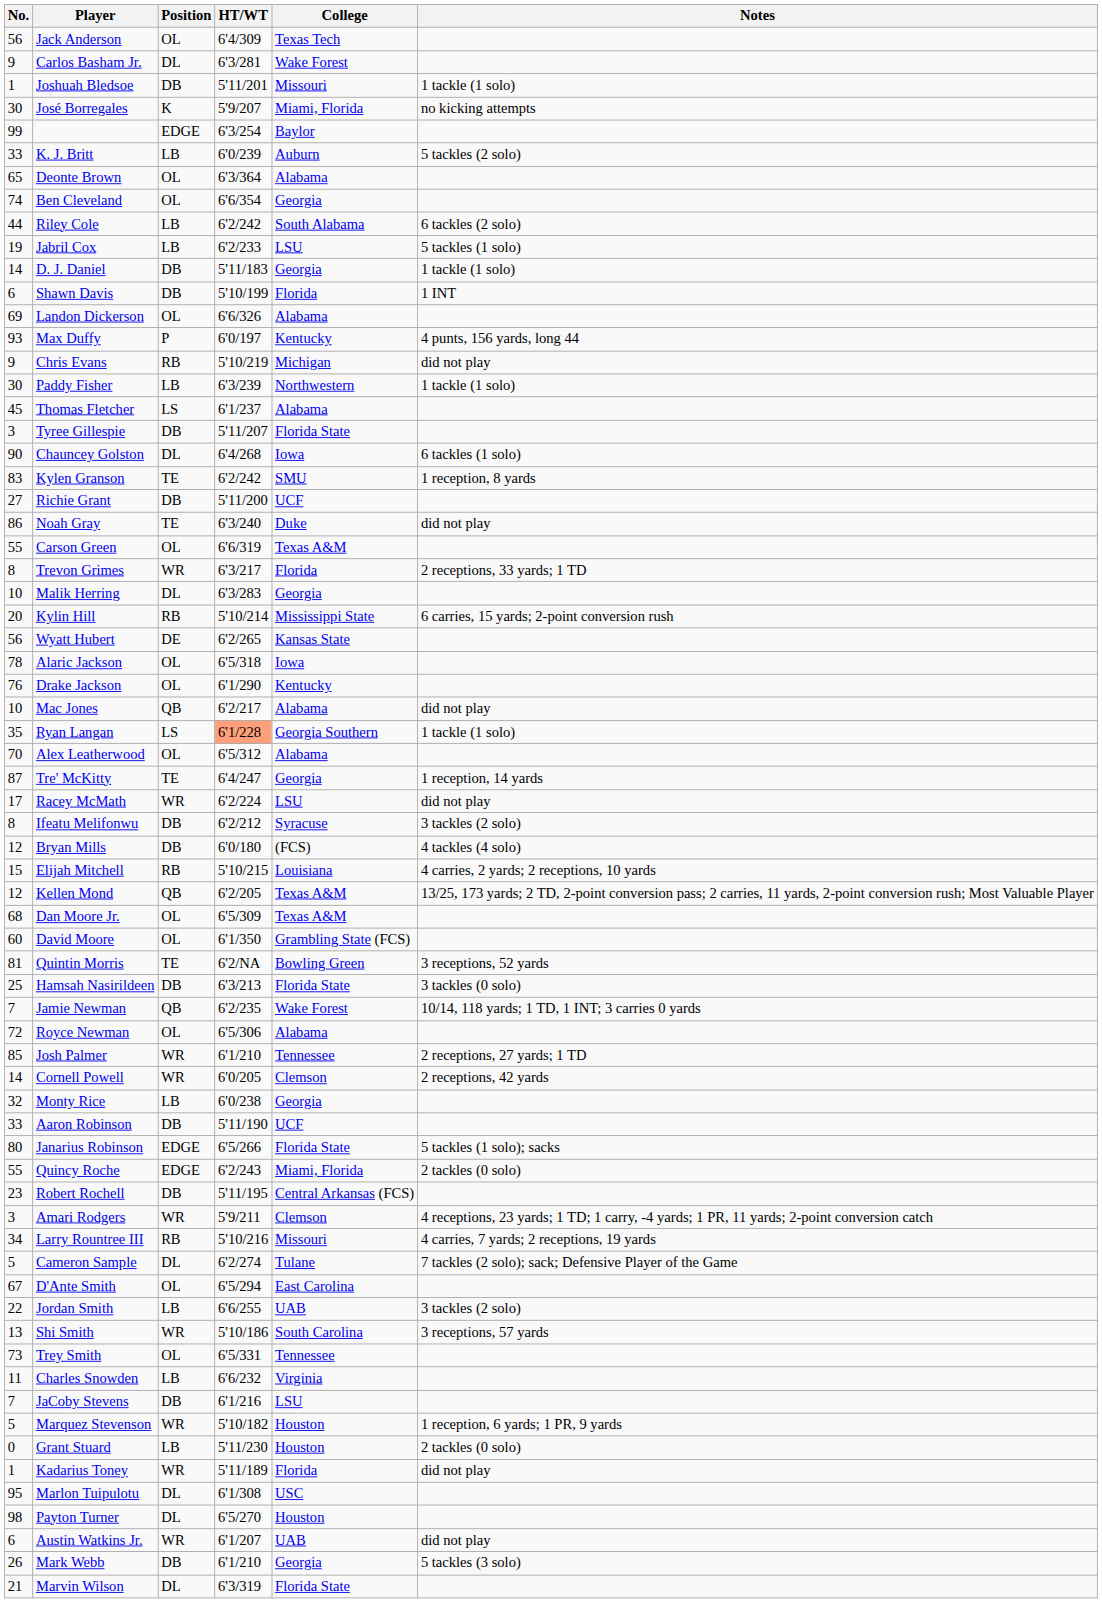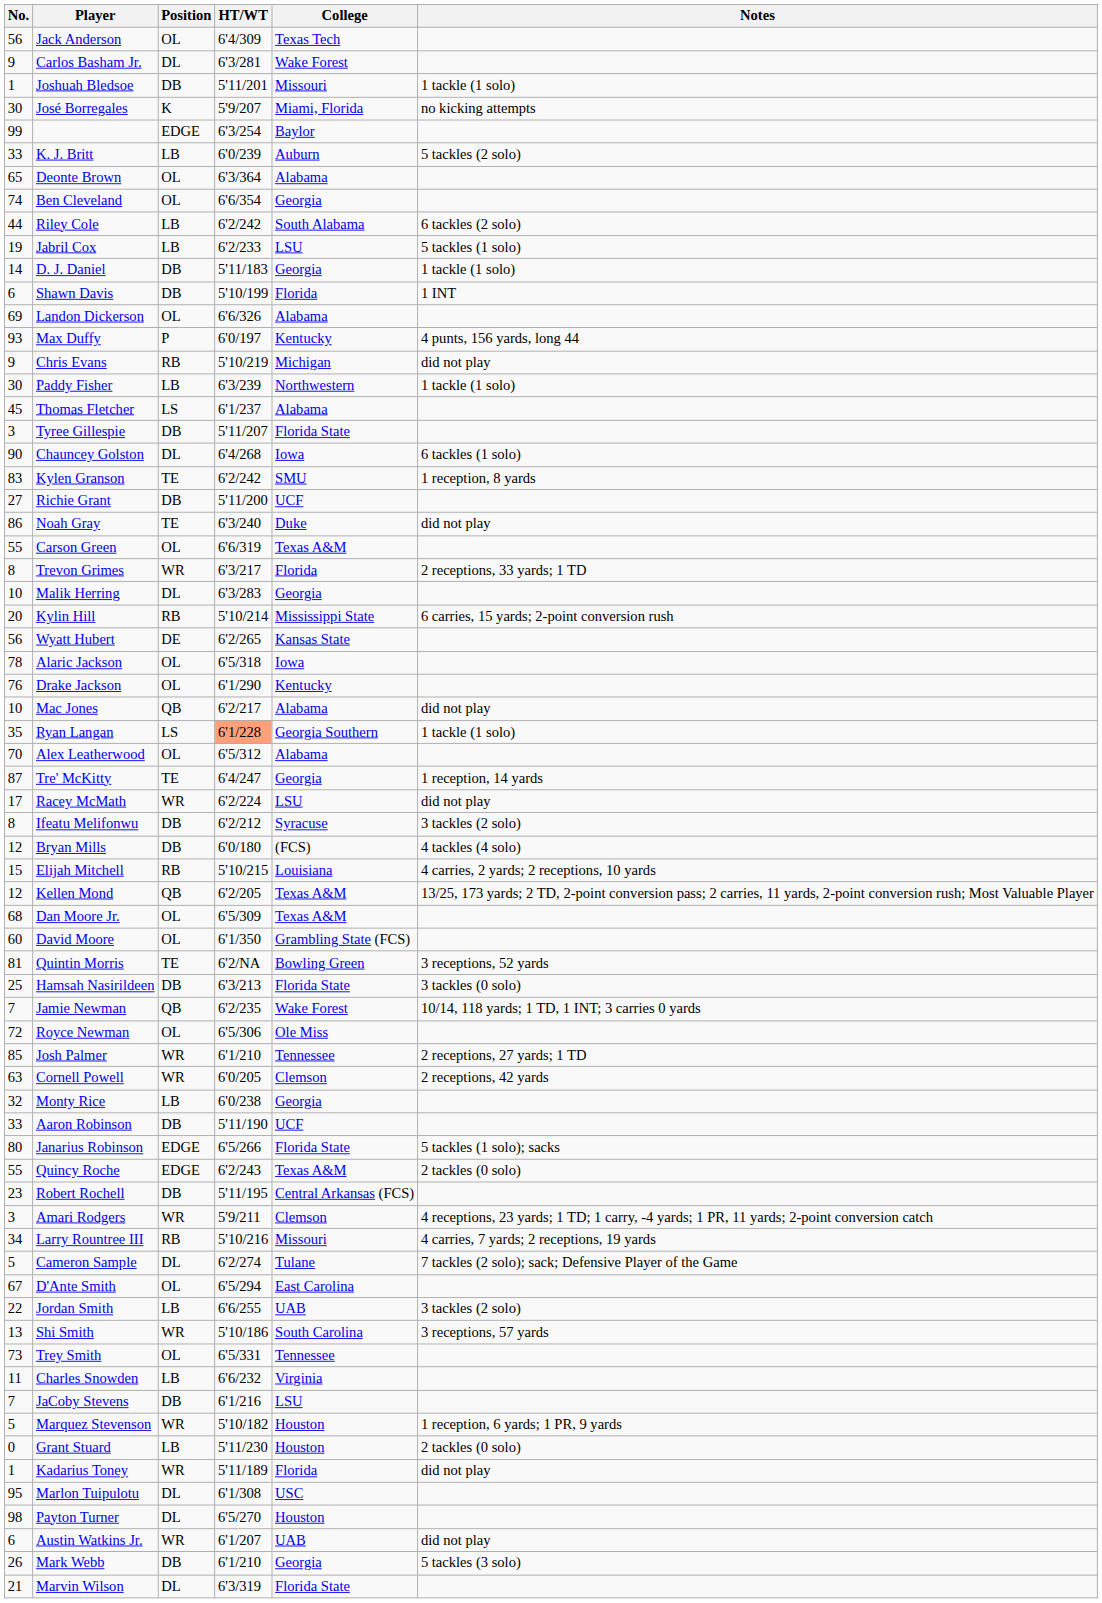(301, 1032) Alabama -> (302, 1032) Ole Miss
(15, 1078) 14 -> (15, 1078) 63
(319, 1170) Miami, Florida -> (311, 1170) Texas A&M
